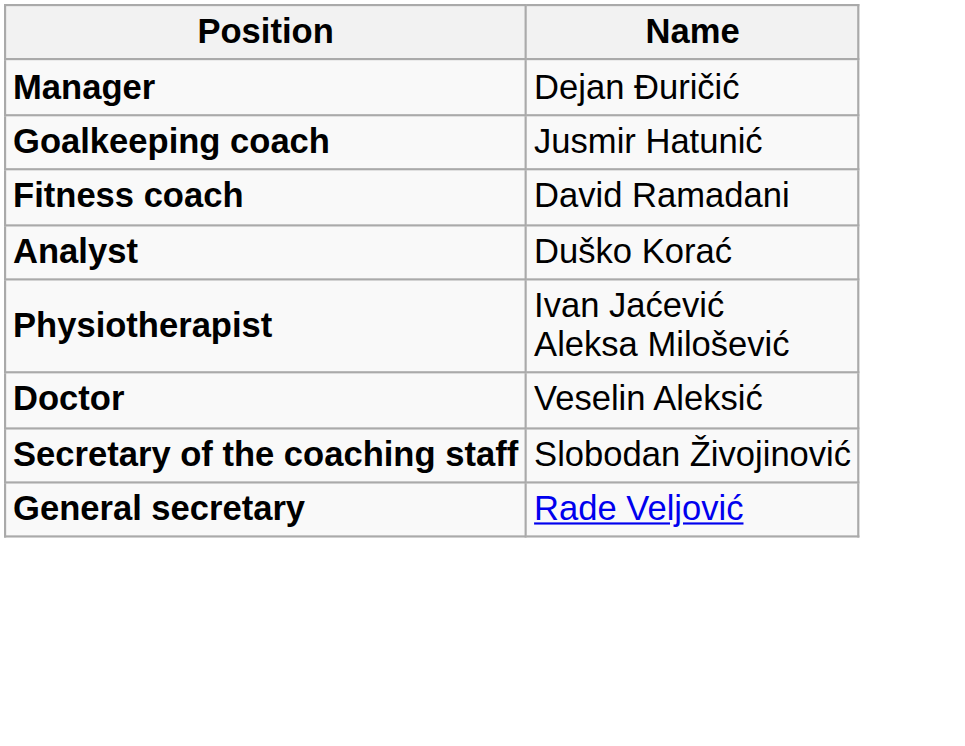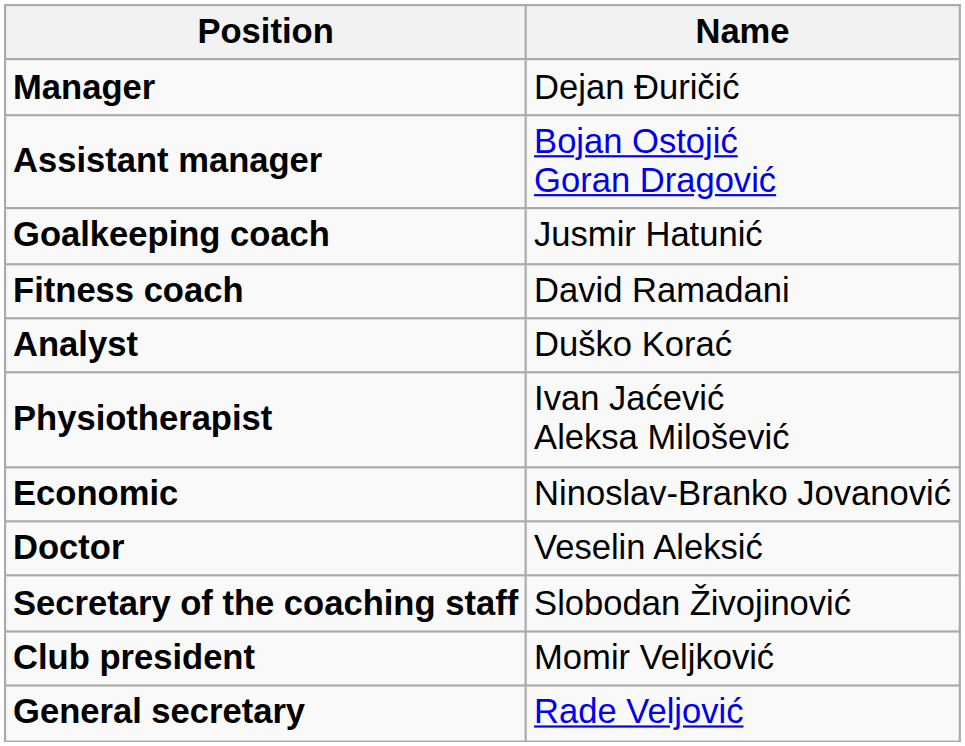+ row: (168, 160)
+ row: (96, 493)
+ row: (134, 657)
